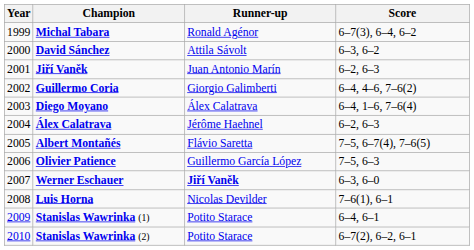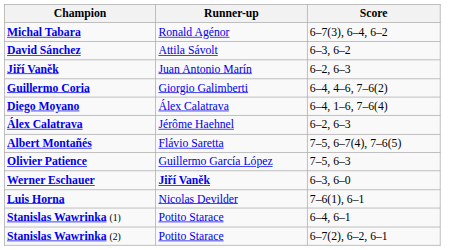- column: (19, 13)
